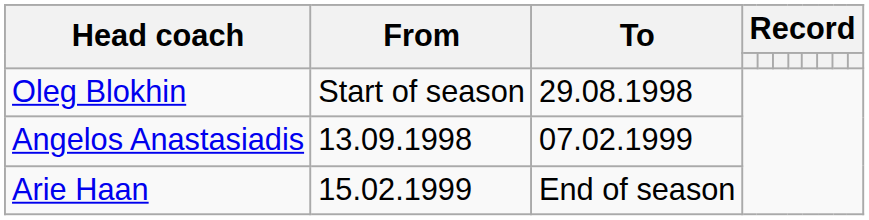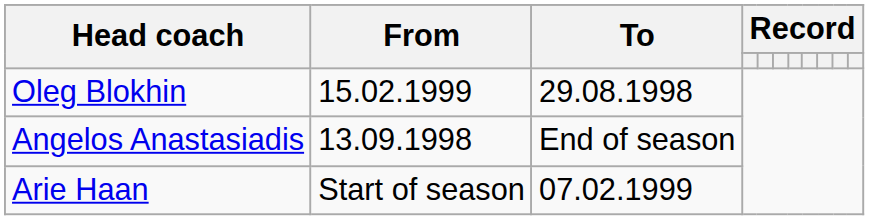(422, 91) Start of season -> (395, 91) 15.02.1999
(616, 140) 07.02.1999 -> (637, 140) End of season
(395, 189) 15.02.1999 -> (422, 189) Start of season
(637, 189) End of season -> (616, 189) 07.02.1999
